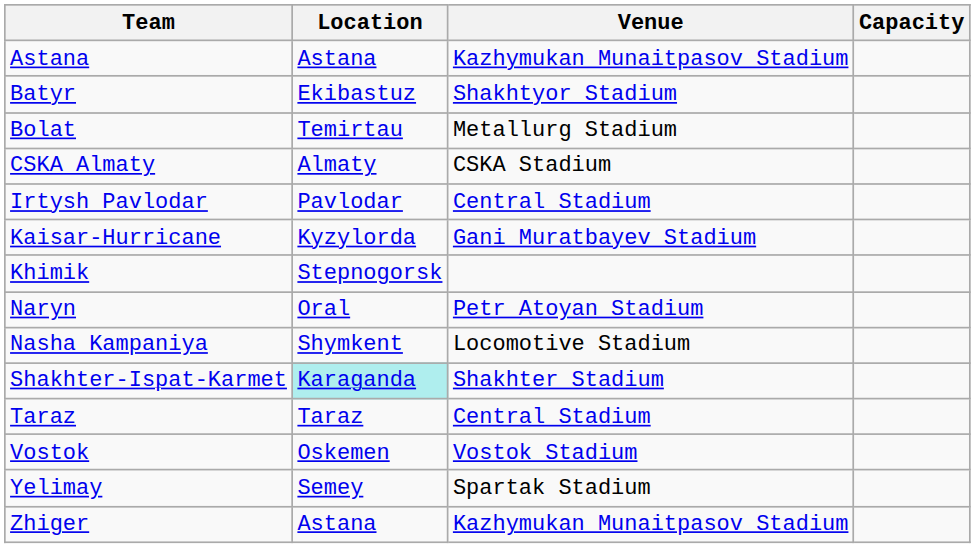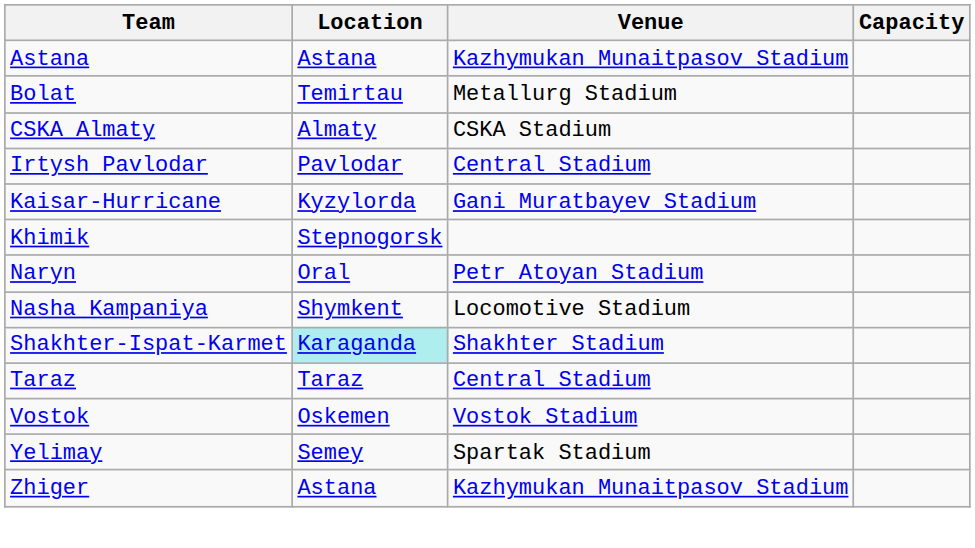- row: (43, 94)
